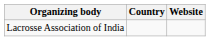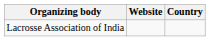columns swapped: (147, 12) <-> (186, 12)
